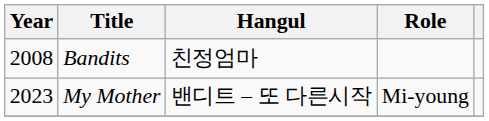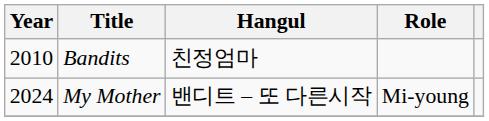(31, 58) 2008 -> (31, 58) 2010
(31, 96) 2023 -> (31, 96) 2024
